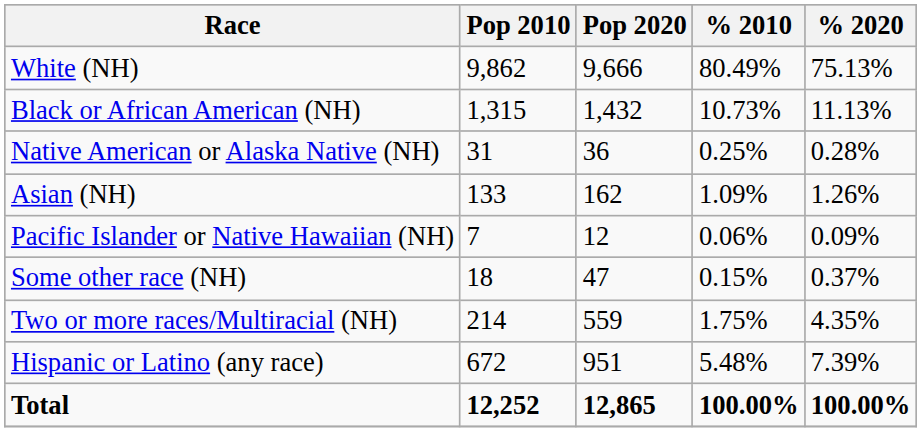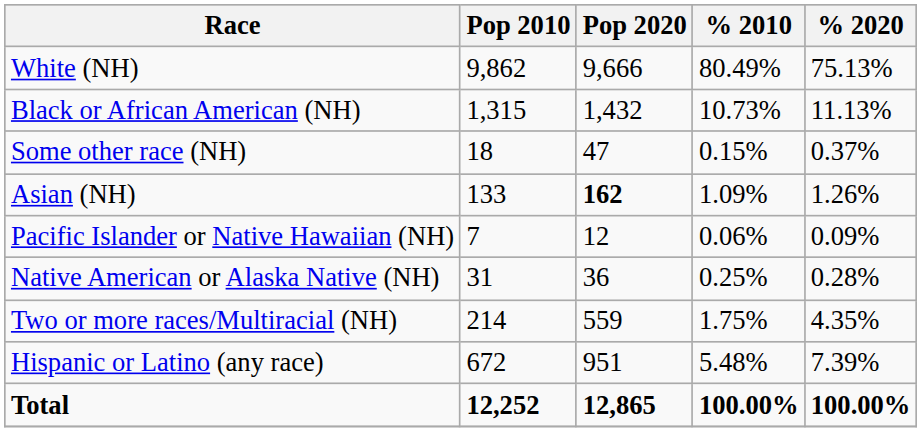rows swapped: (225, 151) <-> (129, 278)
(603, 194) normal -> (603, 194) bold
